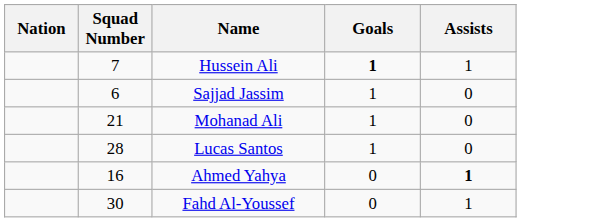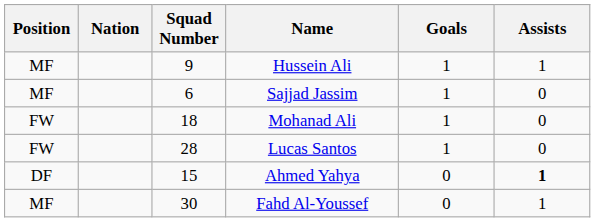+ column: (41, 28)
(115, 65) 7 -> (189, 65) 9
(373, 65) bold -> (447, 65) normal
(115, 120) 21 -> (189, 120) 18
(115, 176) 16 -> (189, 176) 15
